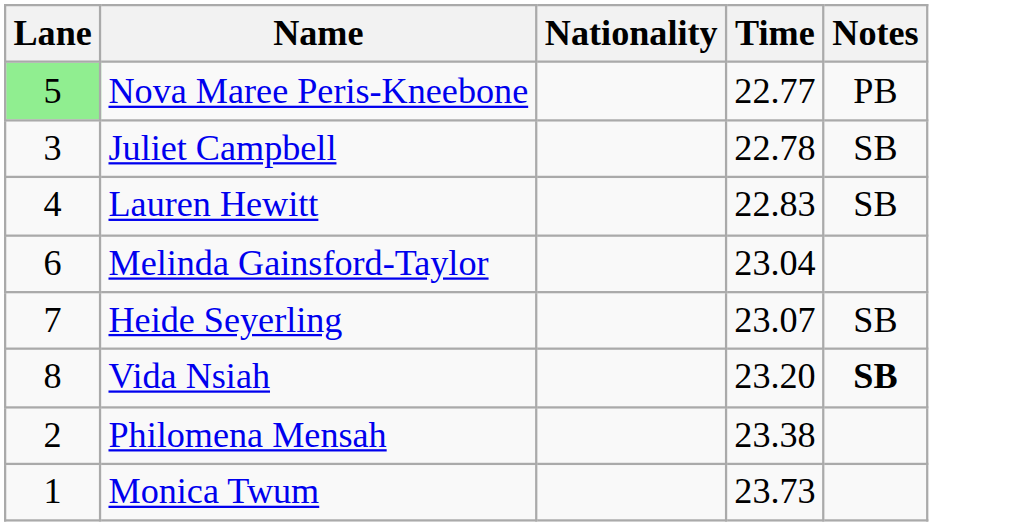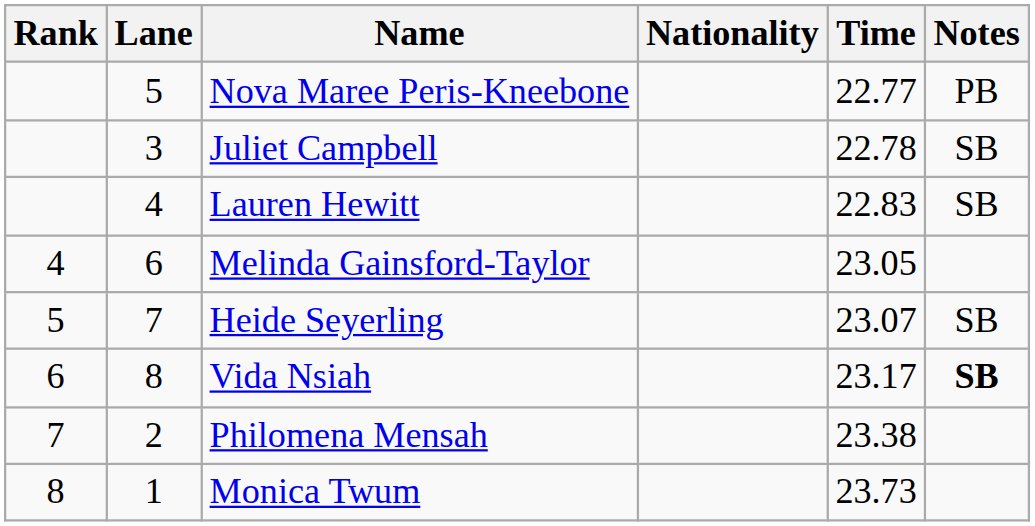+ column: (56, 33)
(53, 90) lightgreen background -> (154, 90) no background
(775, 262) 23.04 -> (876, 262) 23.05
(775, 377) 23.20 -> (876, 377) 23.17
